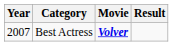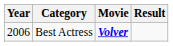(19, 31) 2007 -> (19, 31) 2006
